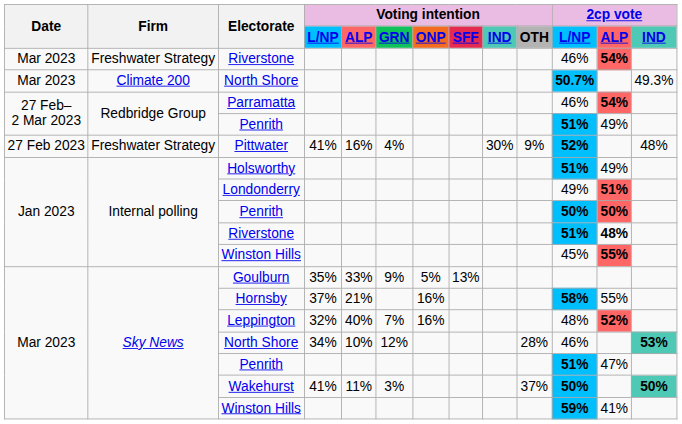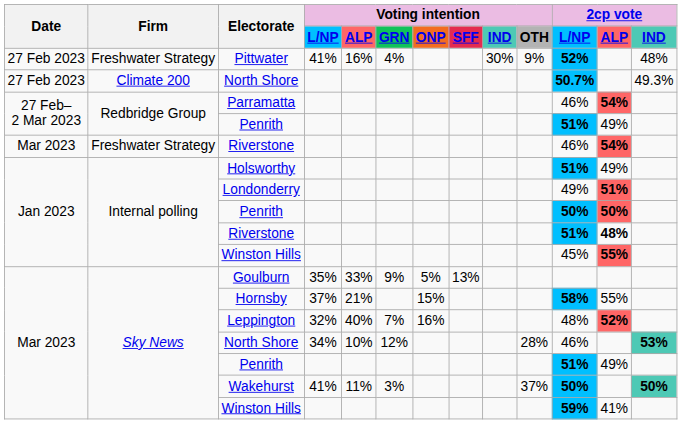rows swapped: (153, 59) <-> (153, 146)
(46, 80) Mar 2023 -> (46, 80) 27 Feb 2023
(431, 299) 16% -> (431, 299) 15%
(614, 364) 47% -> (614, 364) 49%
